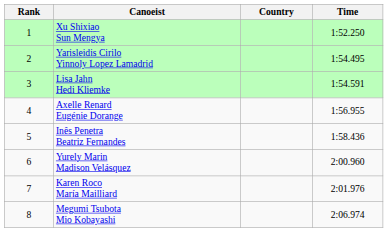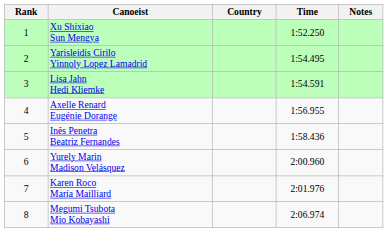+ column: (361, 12)
